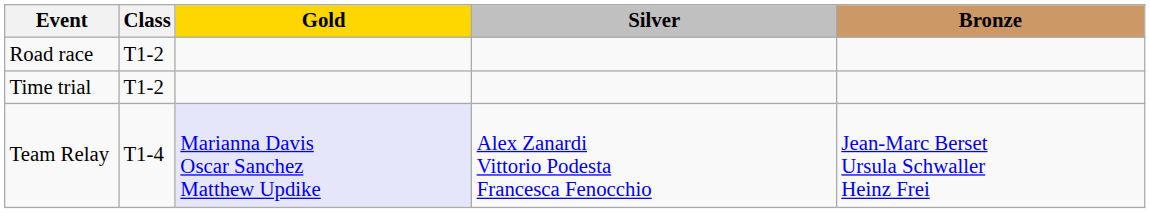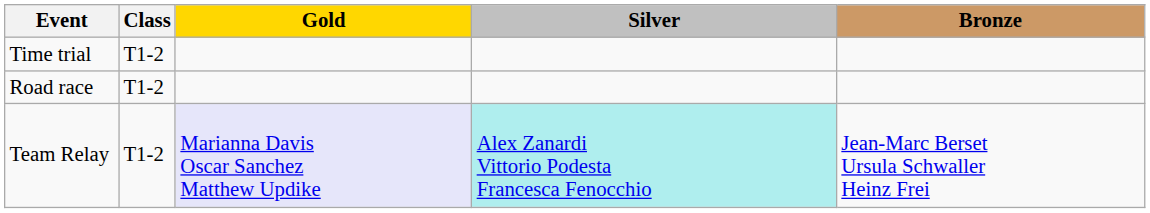rows swapped: (50, 86) <-> (51, 53)
(144, 155) T1-4 -> (144, 155) T1-2
(564, 166) no background -> (564, 166) paleturquoise background
